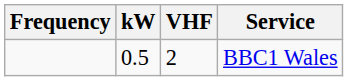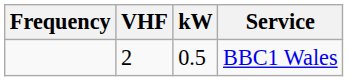columns swapped: (189, 22) <-> (138, 22)
